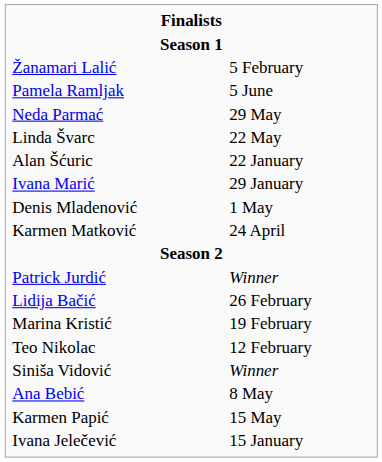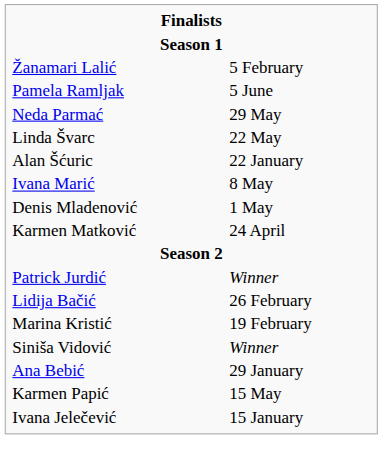(266, 184) 29 January -> (251, 184) 8 May
- row: (54, 347)
(251, 394) 8 May -> (266, 370) 29 January
